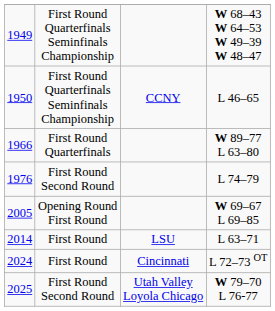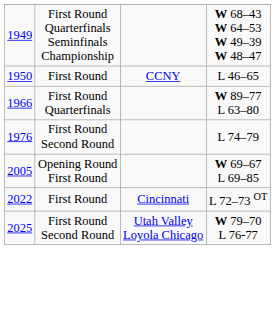(78, 97) First Round Quarterfinals Seminfinals Championship -> (78, 76) First Round
- row: (238, 239)
(20, 261) 2024 -> (20, 199) 2022
